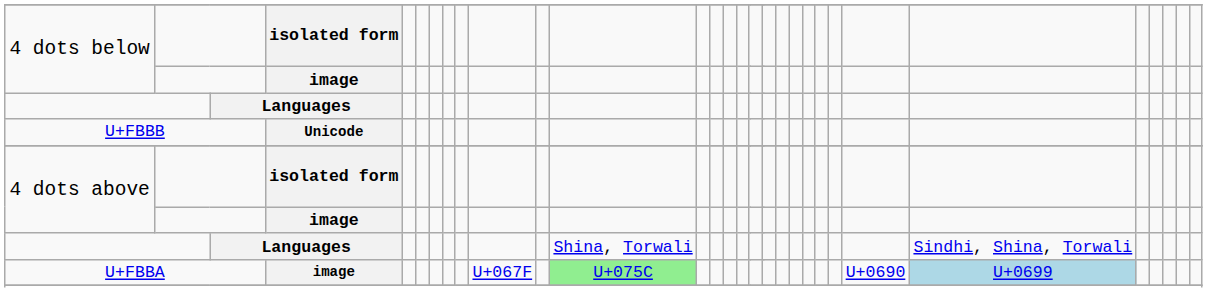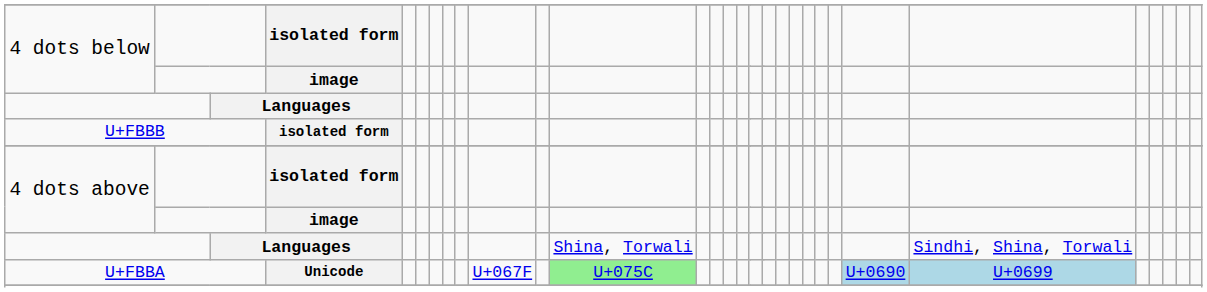(334, 132) Unicode -> (334, 132) isolated form
(334, 272) image -> (334, 272) Unicode
(876, 272) no background -> (876, 272) lightblue background
